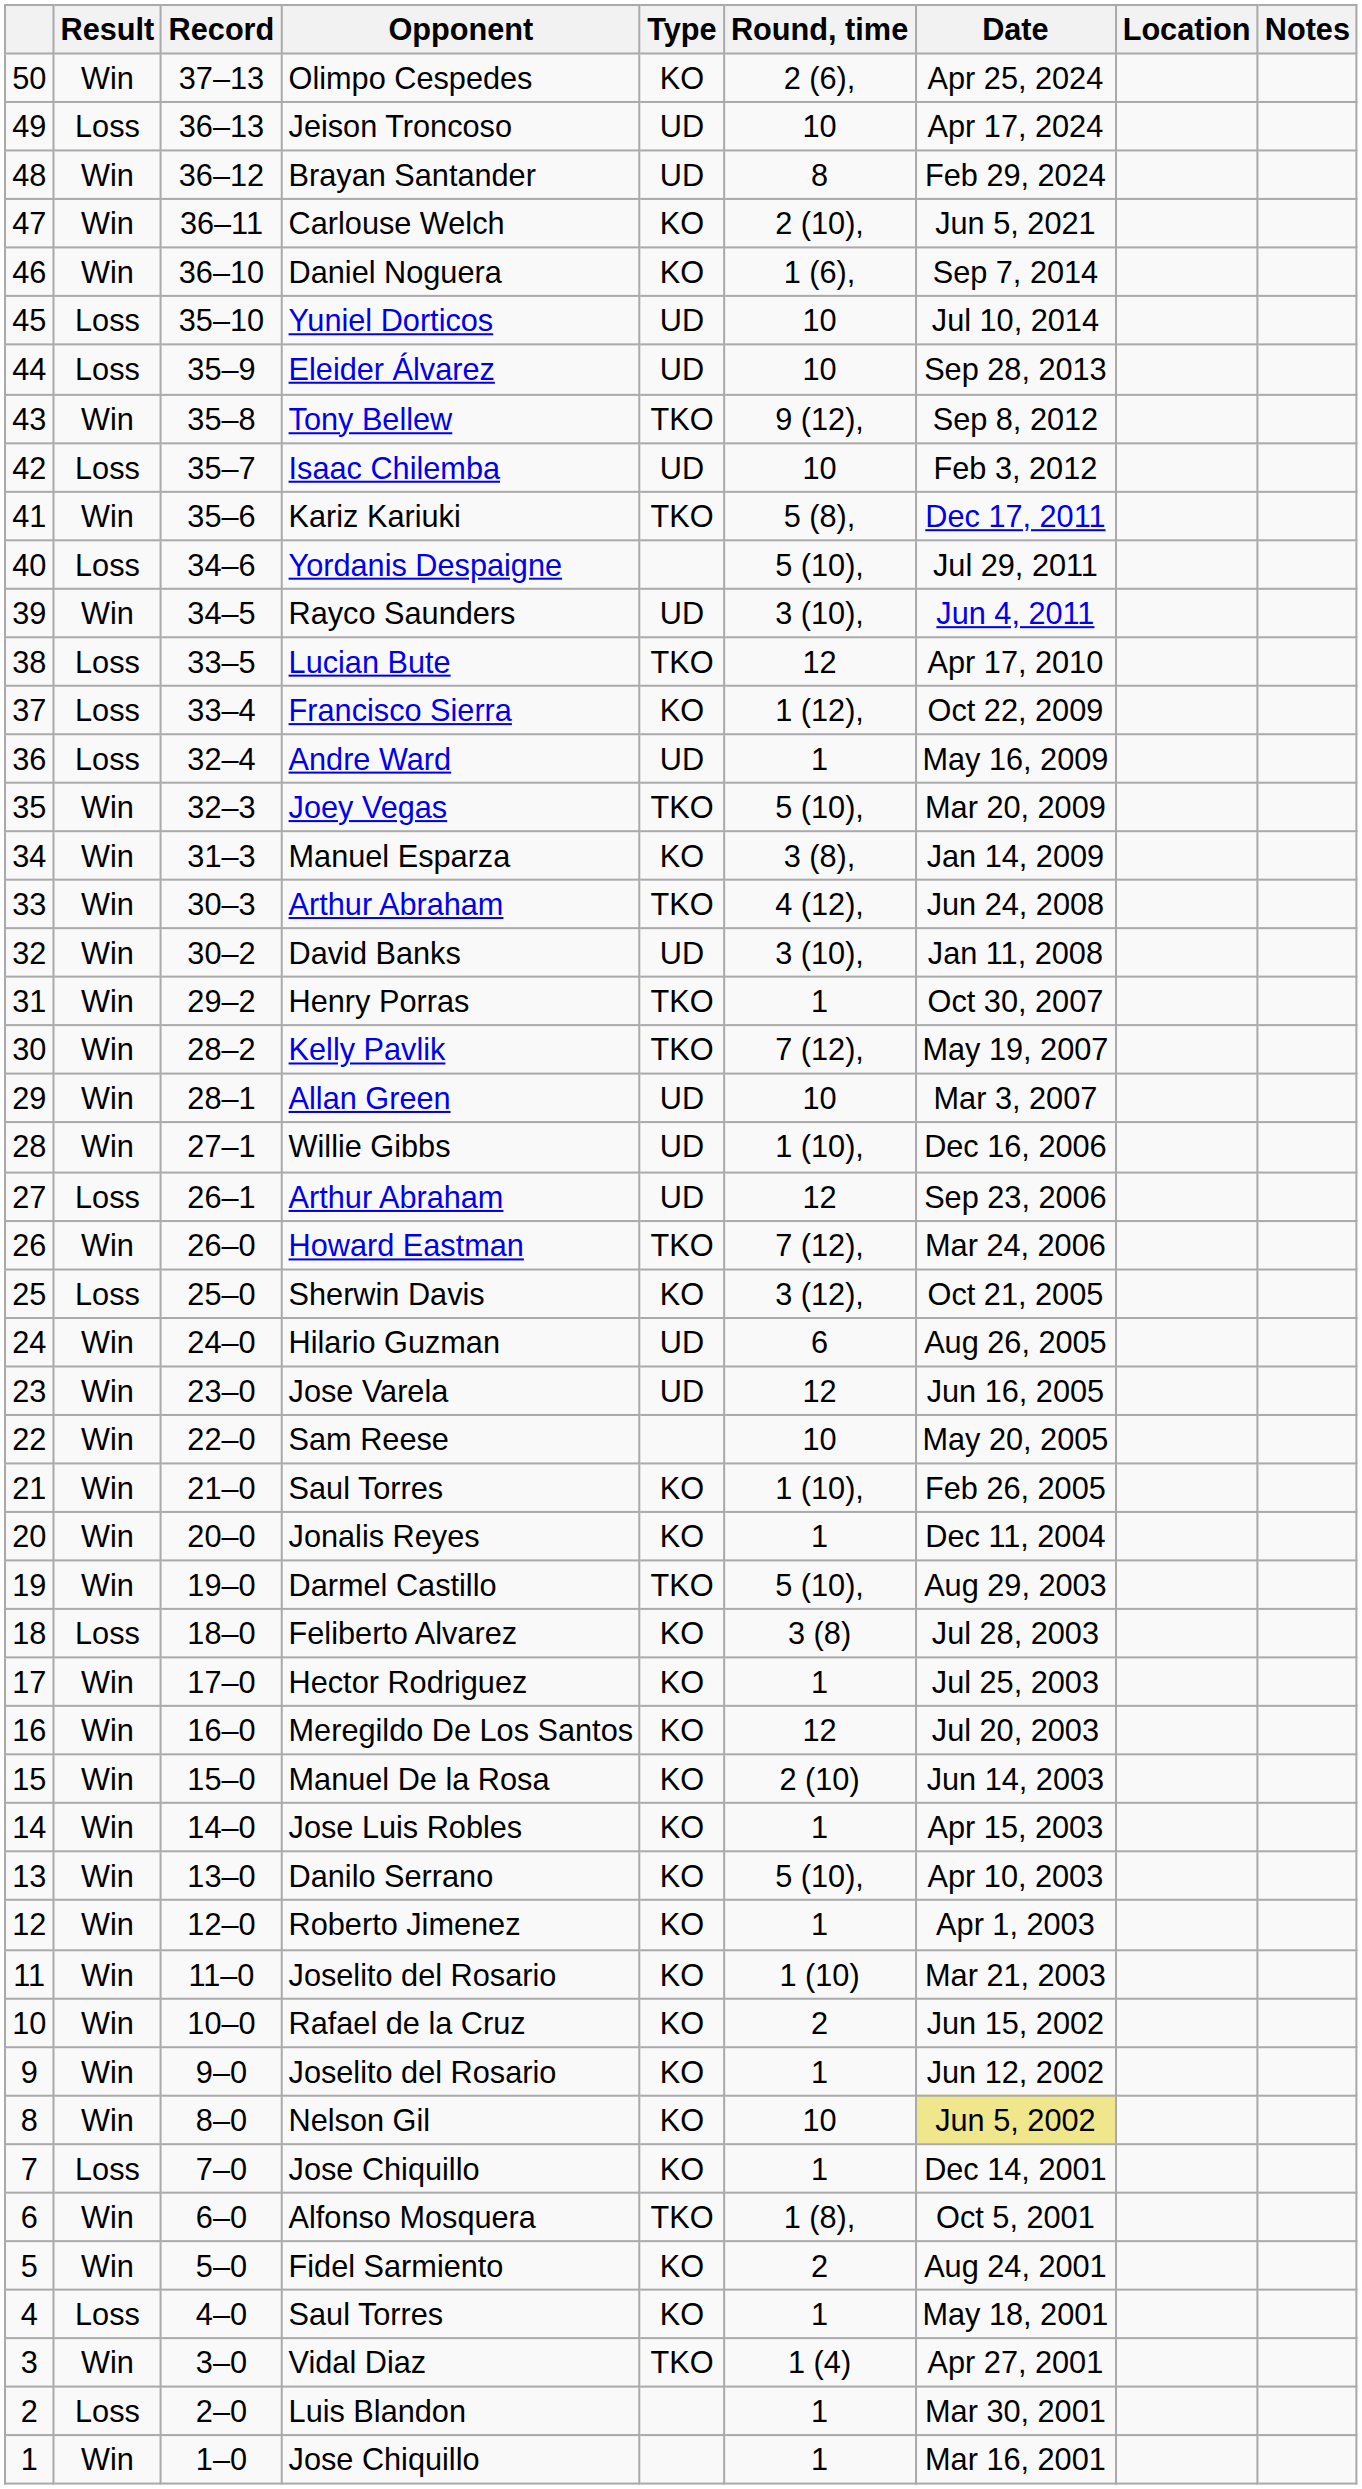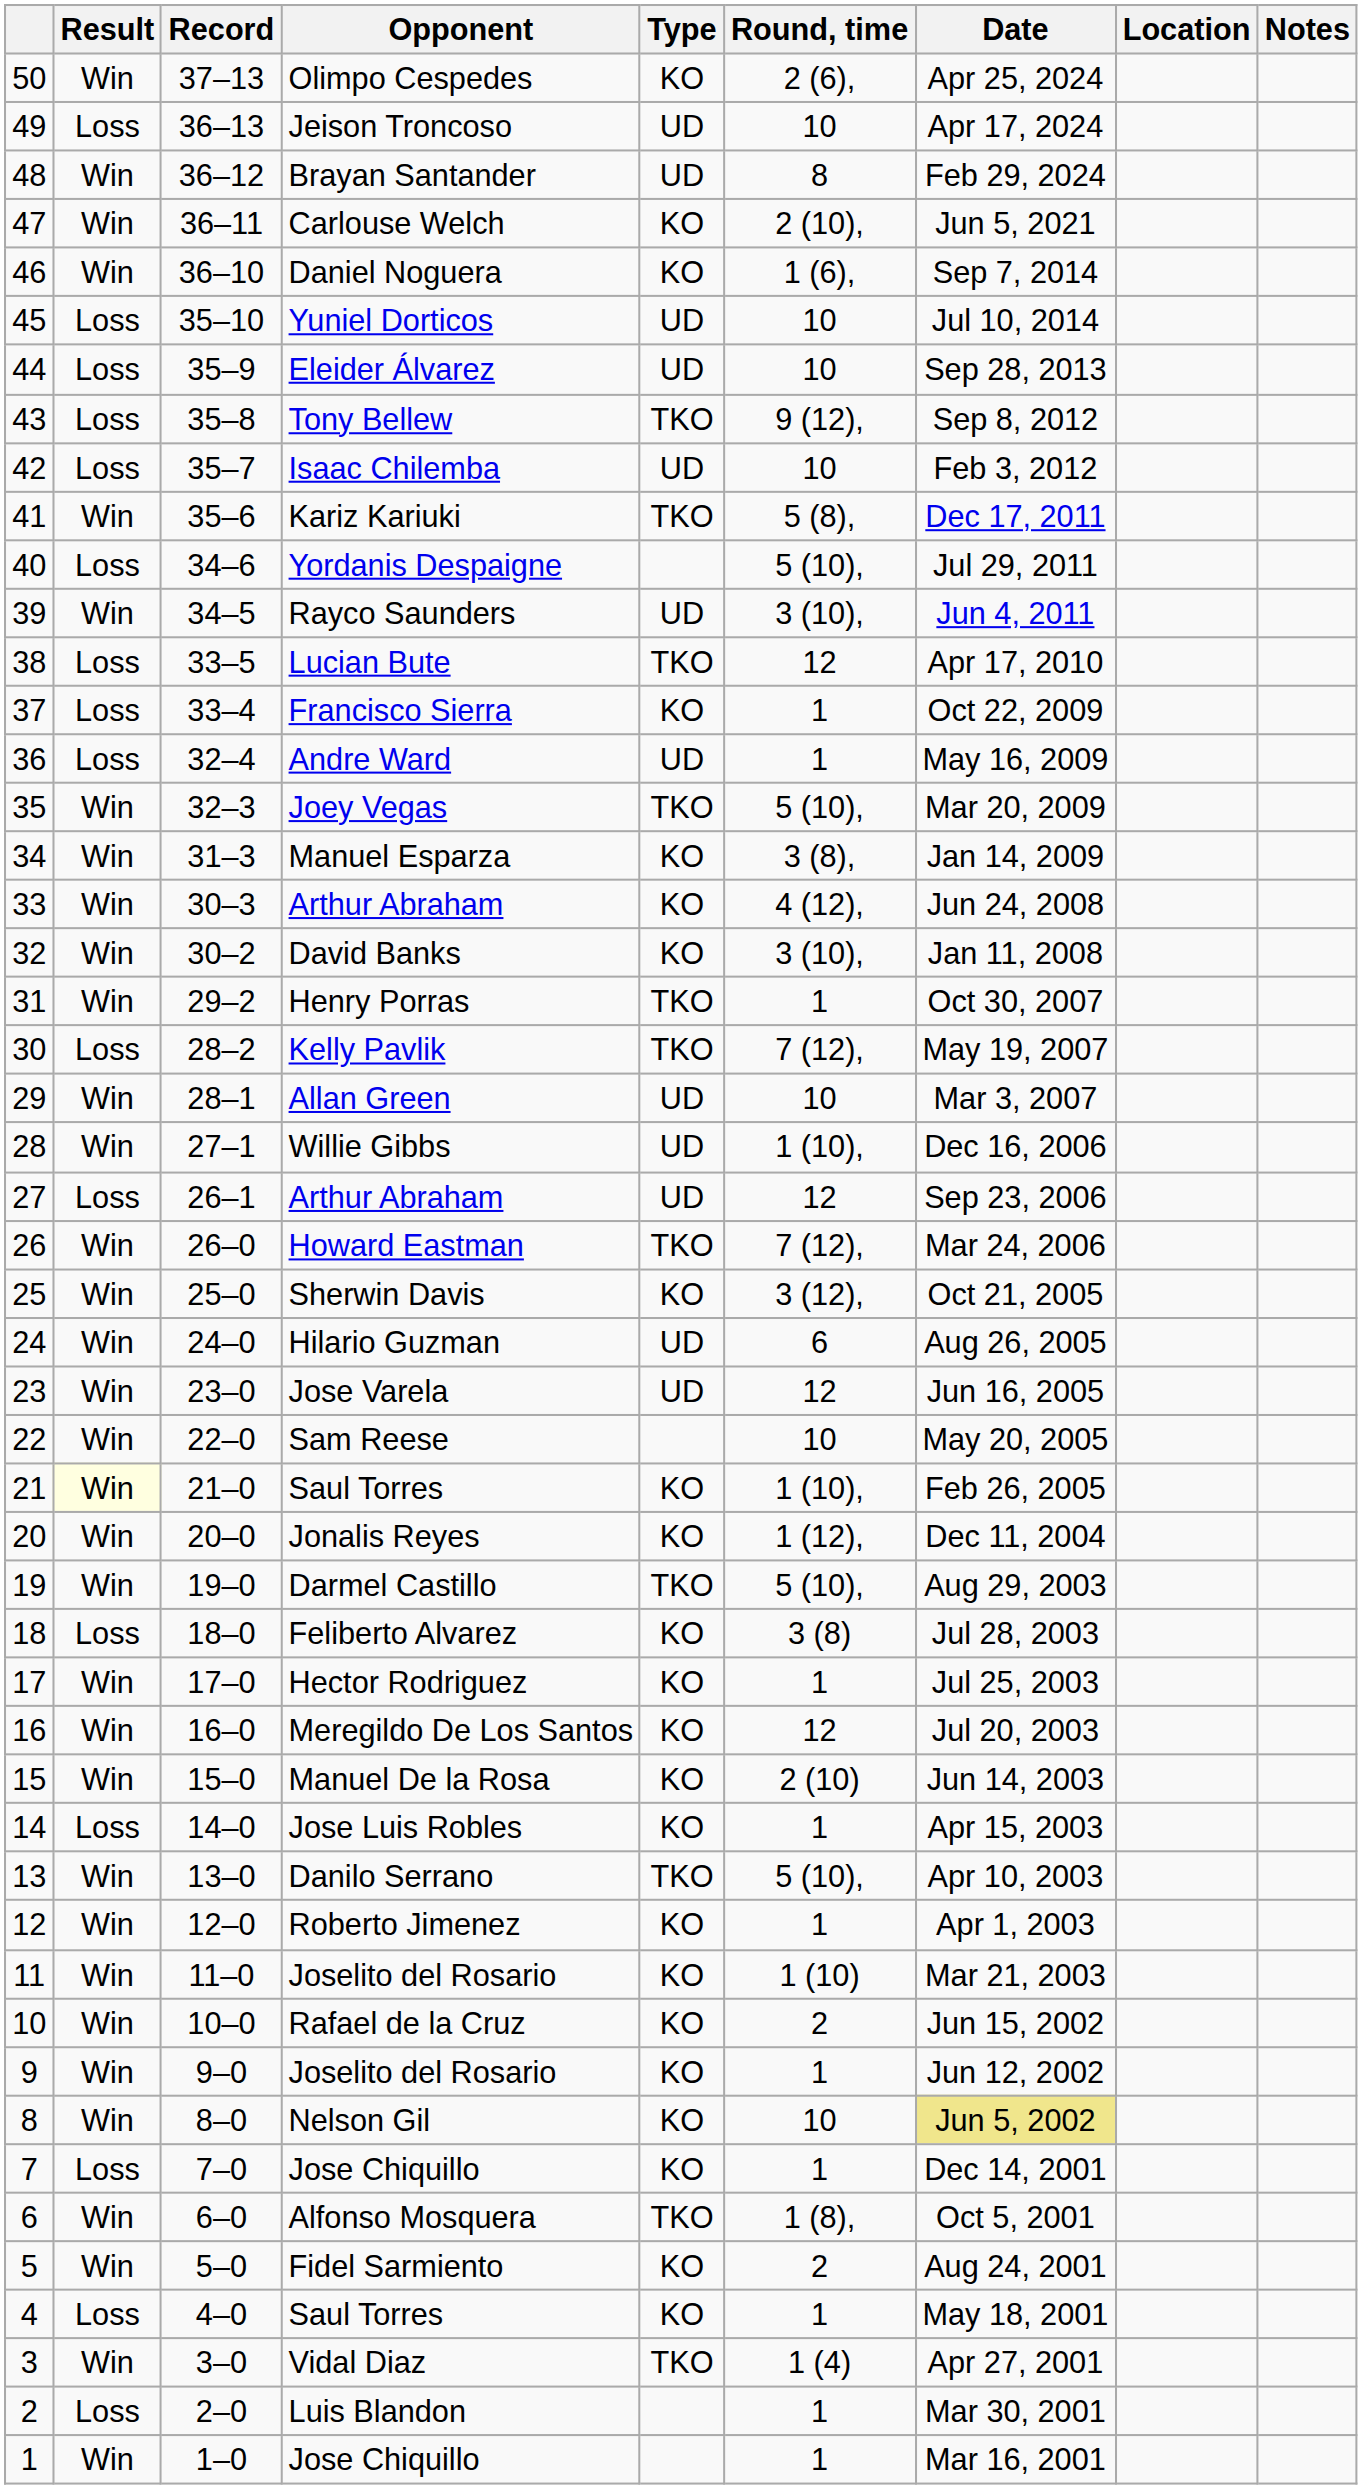(107, 418) Win -> (107, 418) Loss
(820, 710) 1 (12), -> (820, 710) 1
(682, 904) TKO -> (682, 904) KO
(682, 953) UD -> (682, 953) KO
(107, 1050) Win -> (107, 1050) Loss
(107, 1293) Loss -> (107, 1293) Win
(107, 1488) no background -> (107, 1488) lightyellow background
(820, 1536) 1 -> (820, 1536) 1 (12),
(107, 1828) Win -> (107, 1828) Loss
(682, 1877) KO -> (682, 1877) TKO
